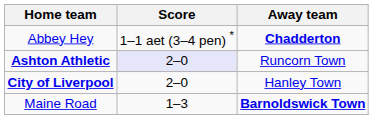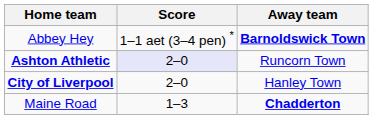(303, 38) Chadderton -> (303, 38) Barnoldswick Town
(303, 104) Barnoldswick Town -> (303, 104) Chadderton
